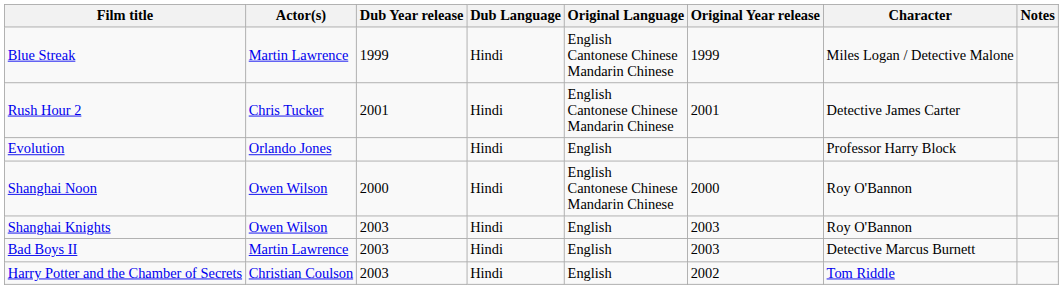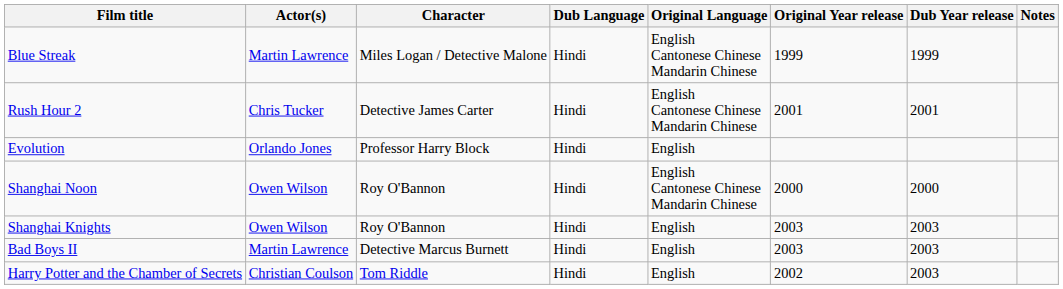columns swapped: (920, 15) <-> (412, 15)
